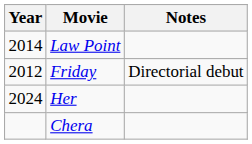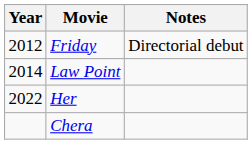rows swapped: (73, 71) <-> (85, 44)
(25, 98) 2024 -> (25, 98) 2022
